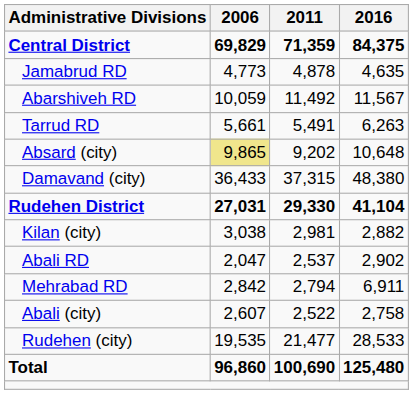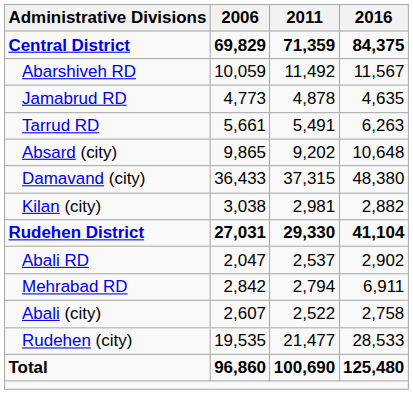rows swapped: (79, 98) <-> (74, 71)
(245, 152) khaki background -> (245, 152) no background
rows swapped: (62, 233) <-> (76, 206)
